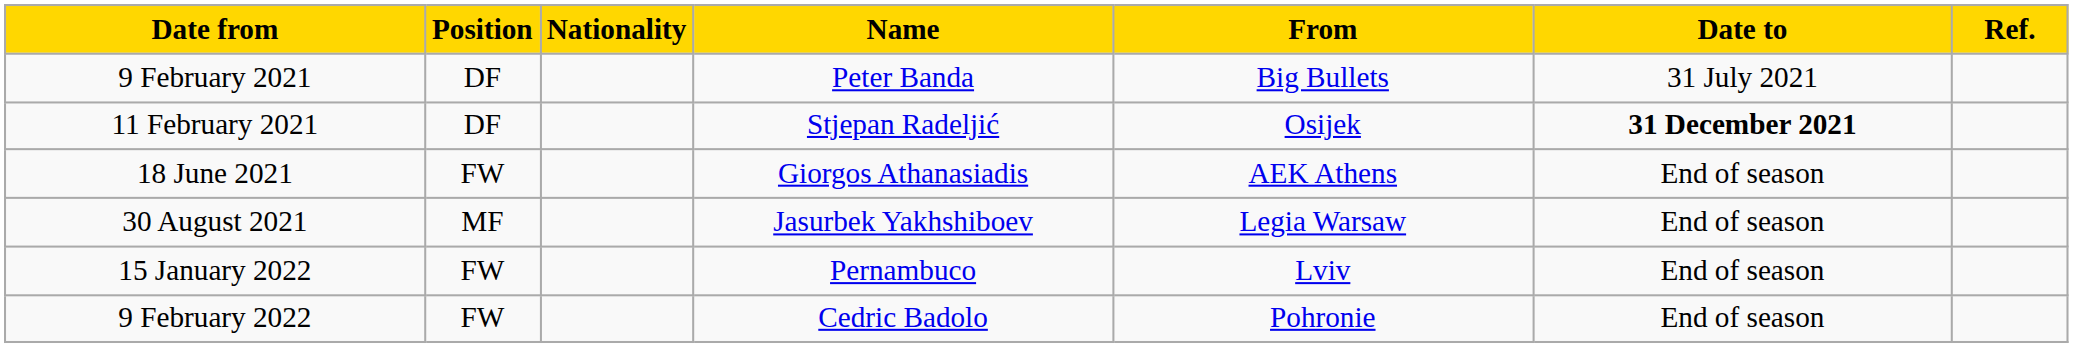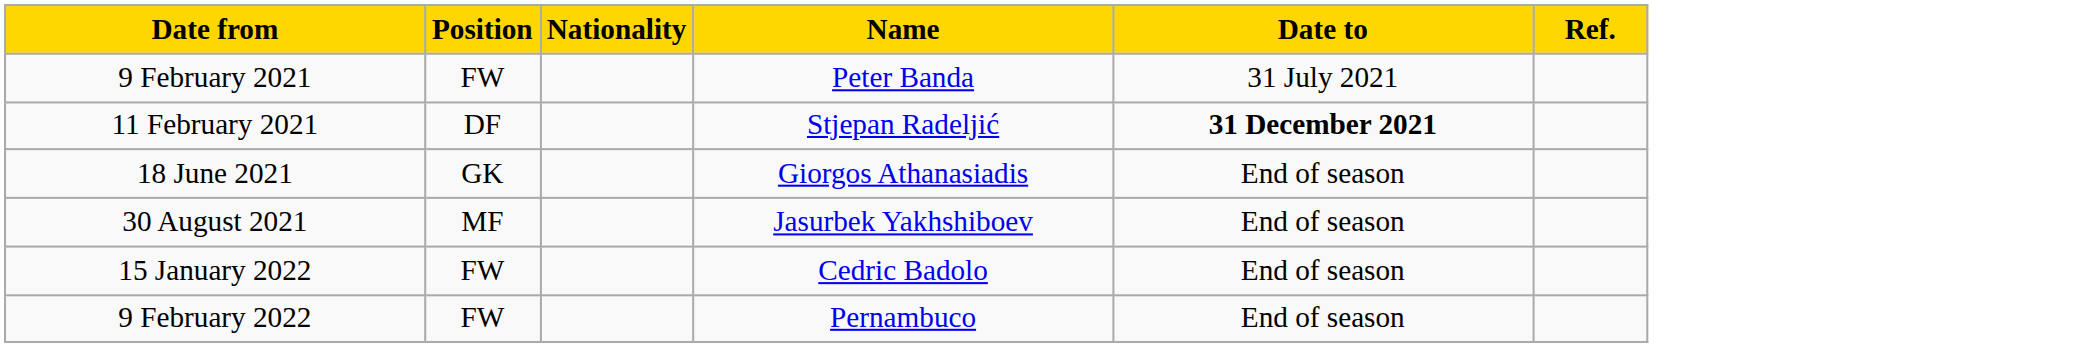- column: (1323, 28)
(482, 77) DF -> (482, 77) FW
(482, 173) FW -> (482, 173) GK
(903, 270) Pernambuco -> (903, 270) Cedric Badolo
(903, 318) Cedric Badolo -> (903, 318) Pernambuco
